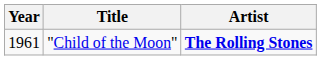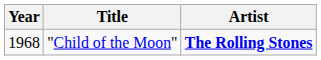(24, 42) 1961 -> (24, 42) 1968
